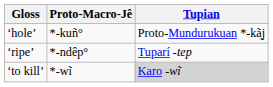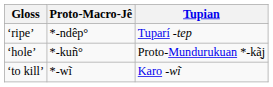rows swapped: (22, 33) <-> (21, 52)
(159, 71) lightgrey background -> (159, 71) no background
